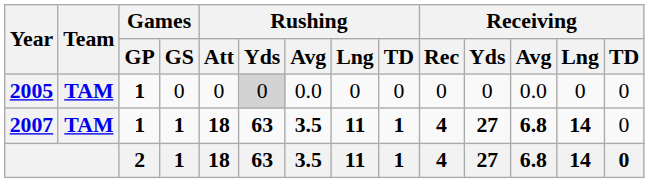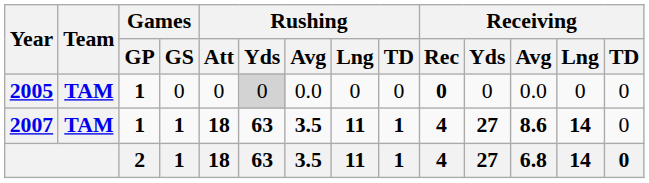(442, 90) normal -> (442, 90) bold
(533, 125) 6.8 -> (533, 125) 8.6
